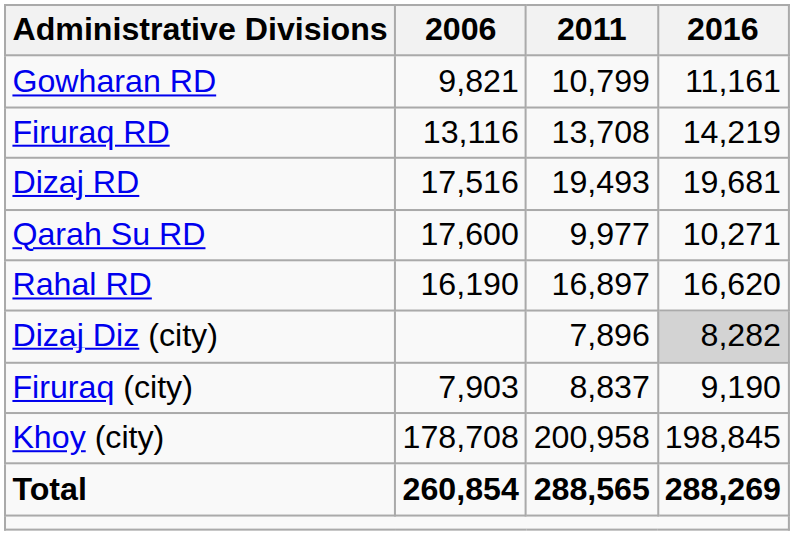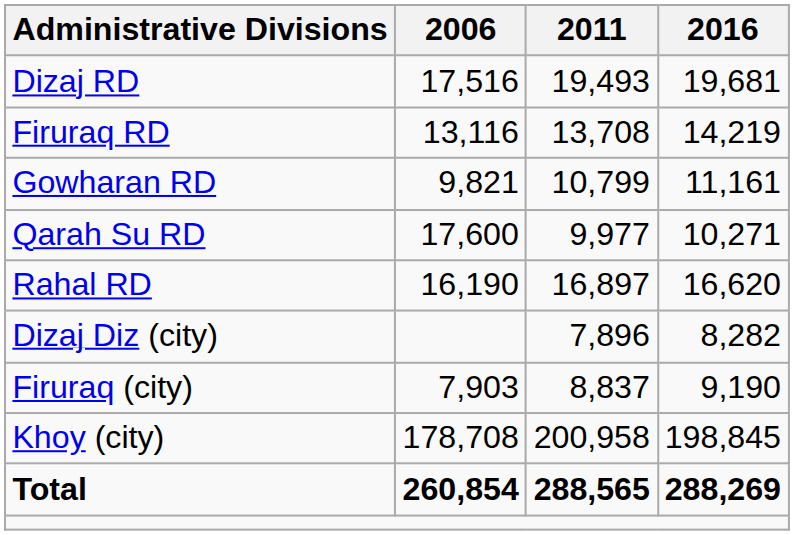rows swapped: (76, 183) <-> (114, 81)
(741, 336) lightgrey background -> (741, 336) no background
